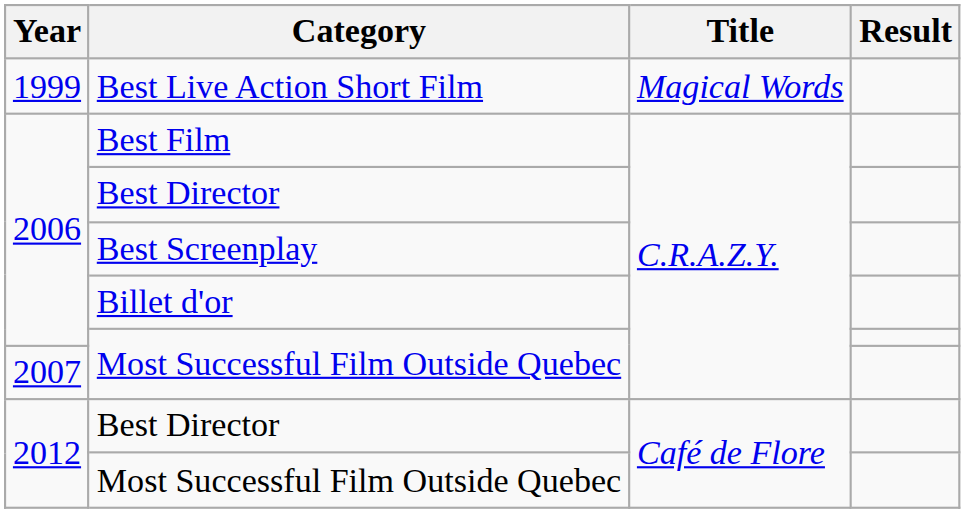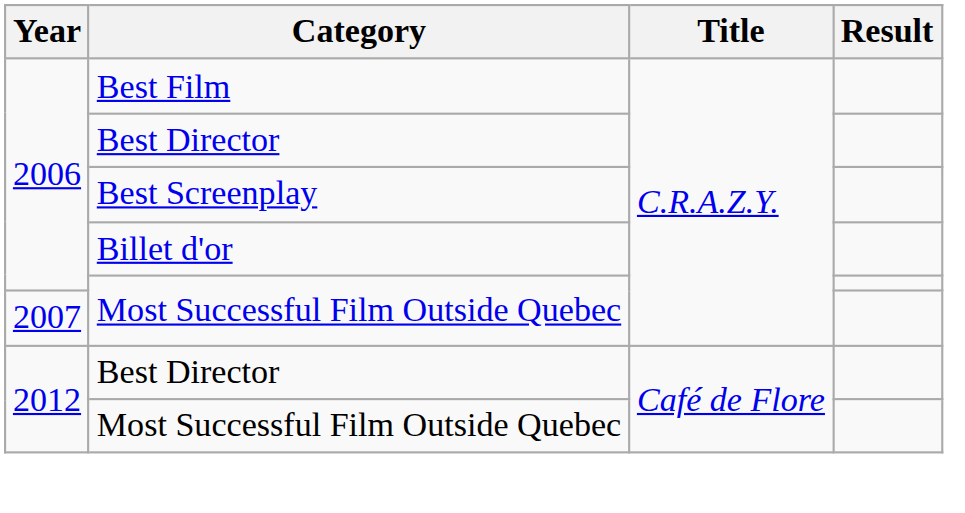- row: (47, 85)
